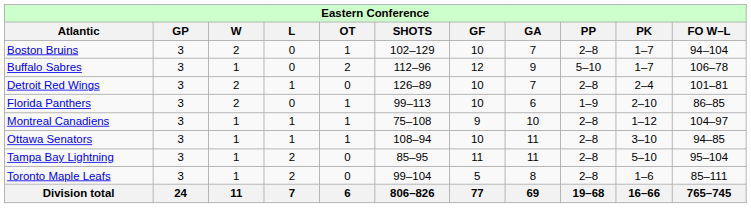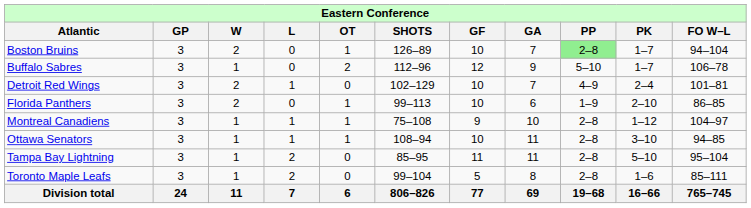(412, 49) 102–129 -> (412, 49) 126–89
(588, 49) no background -> (588, 49) lightgreen background
(412, 85) 126–89 -> (412, 85) 102–129
(588, 85) 2–8 -> (588, 85) 4–9
